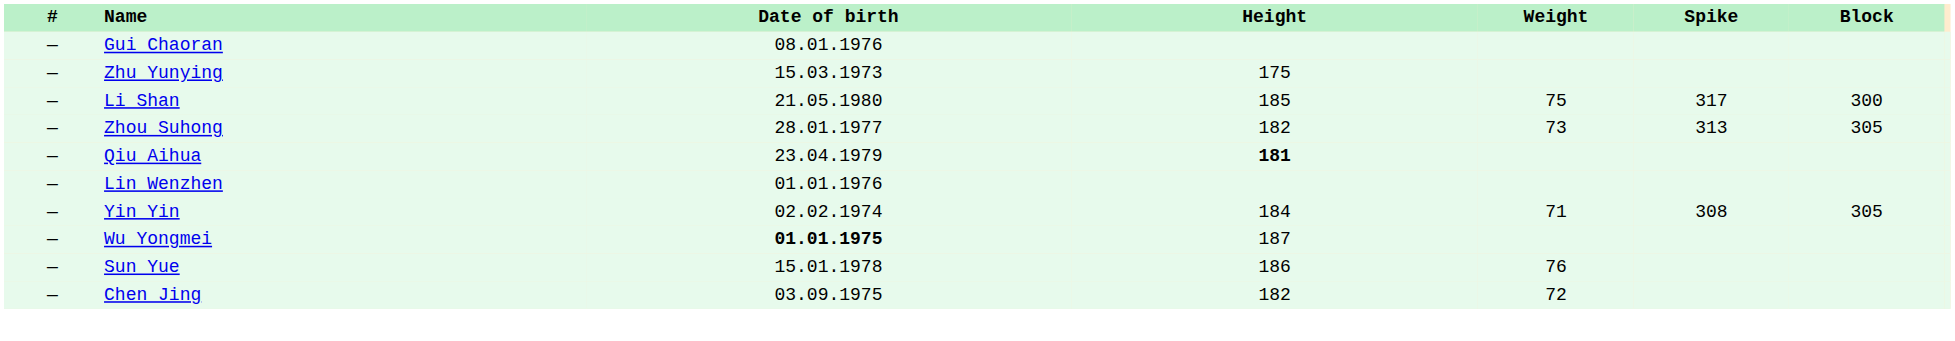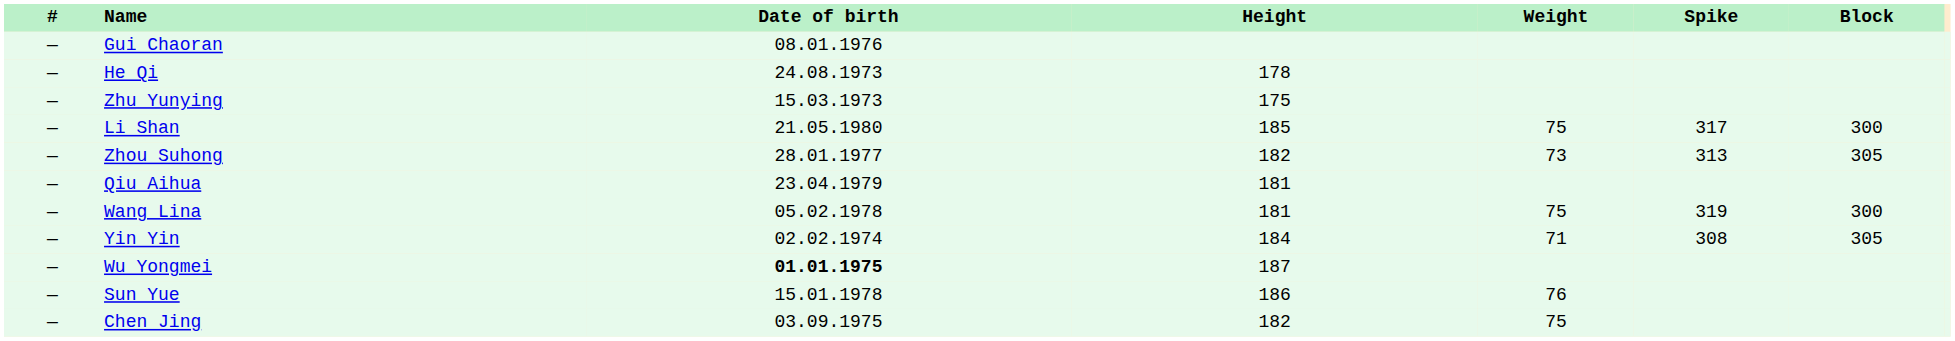+ row: (131, 73)
(1275, 156) bold -> (1275, 184) normal
+ row: (153, 212)
- row: (163, 184)
(1556, 295) 72 -> (1556, 323) 75
